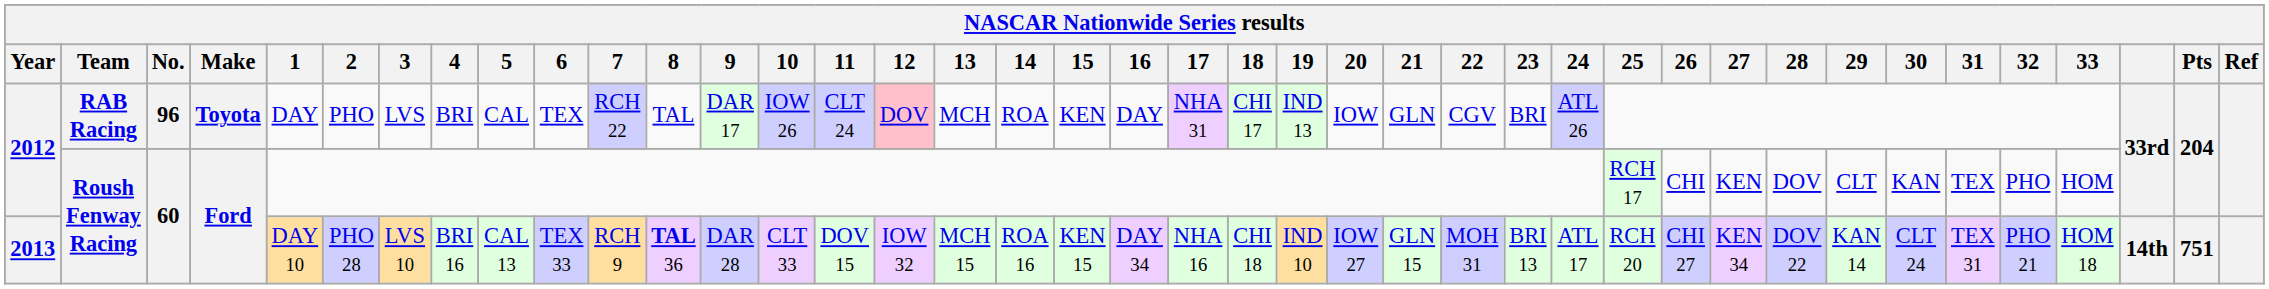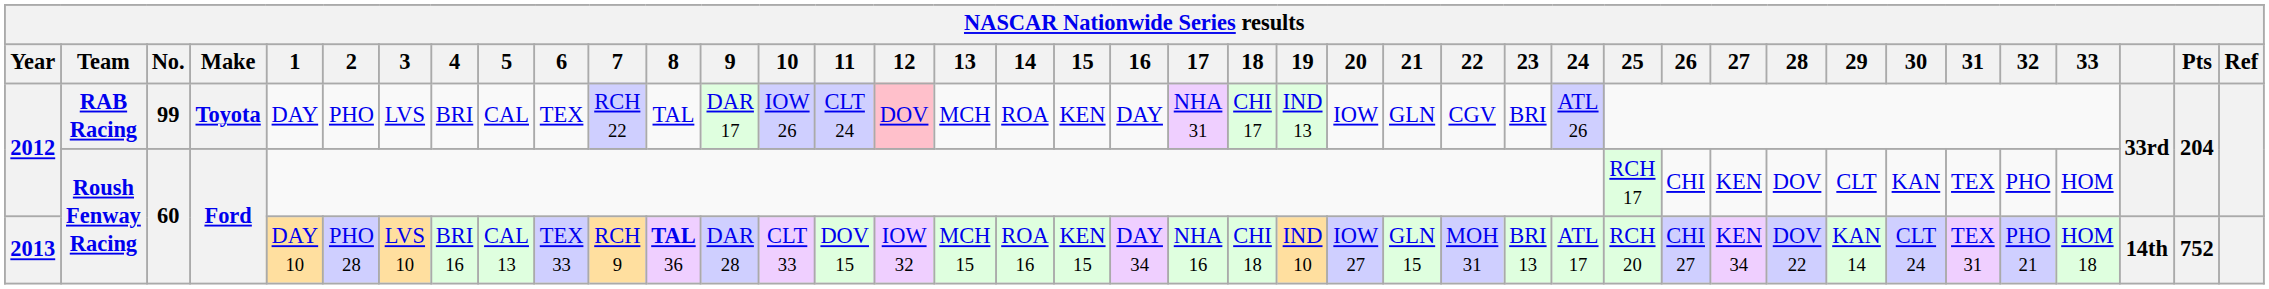(168, 115) 96 -> (168, 115) 99
(2197, 249) 751 -> (2197, 249) 752
